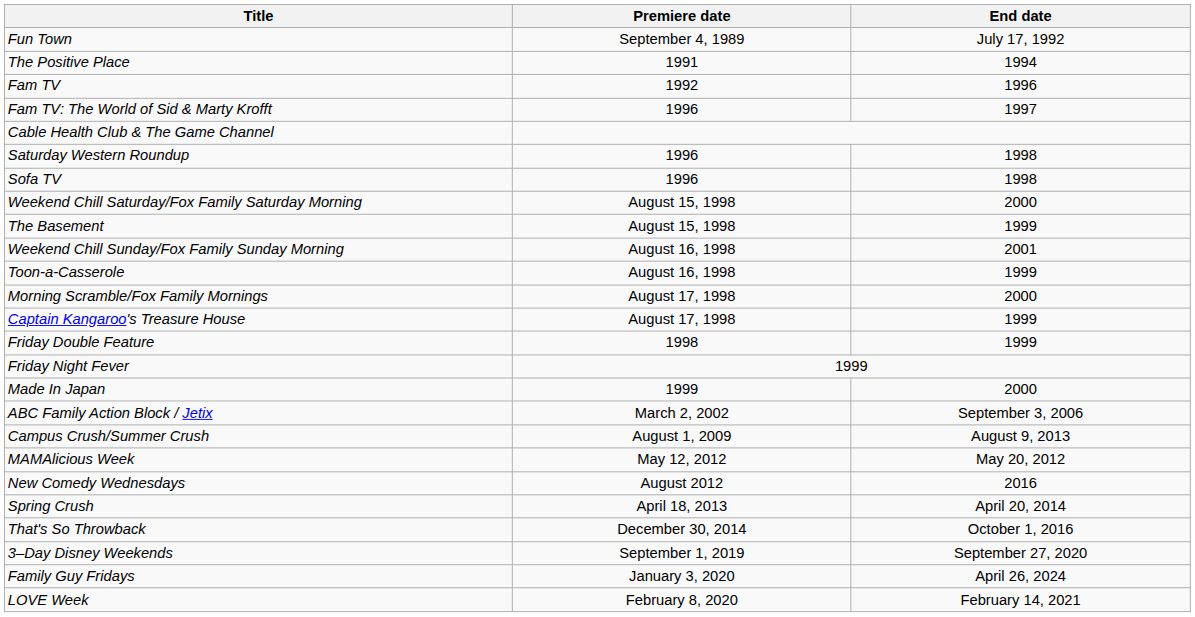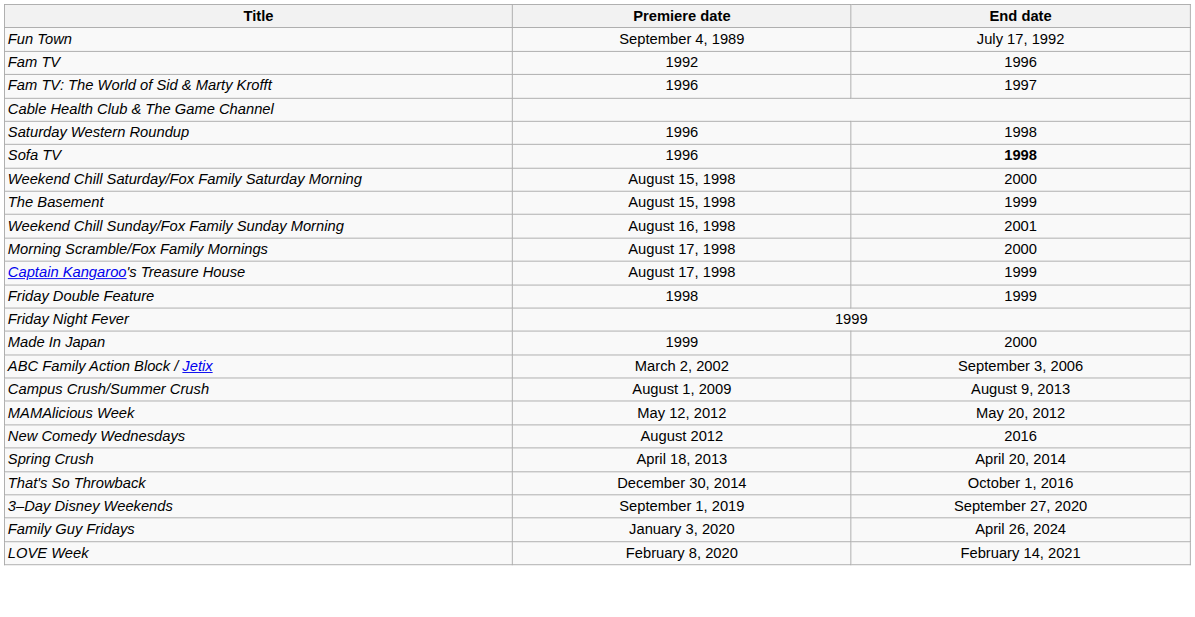- row: (69, 62)
(1021, 179) normal -> (1021, 156) bold
- row: (66, 272)
